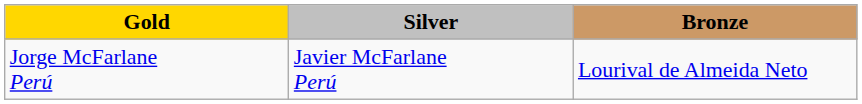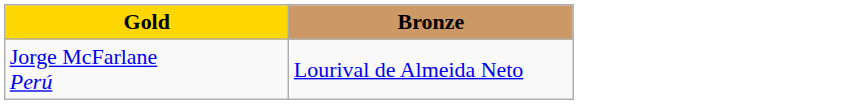- column: (431, 21)
